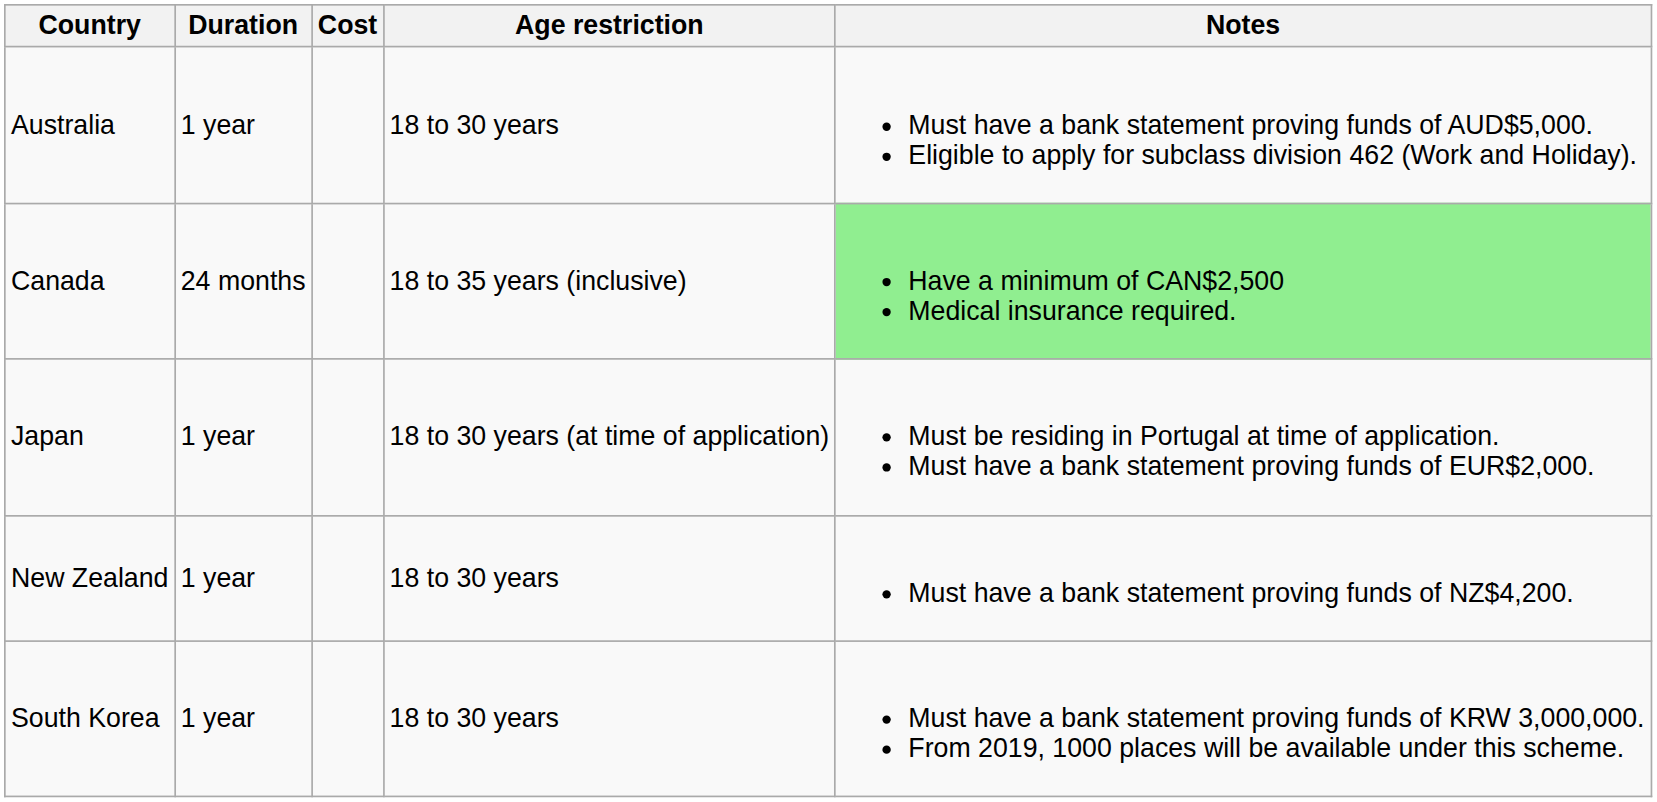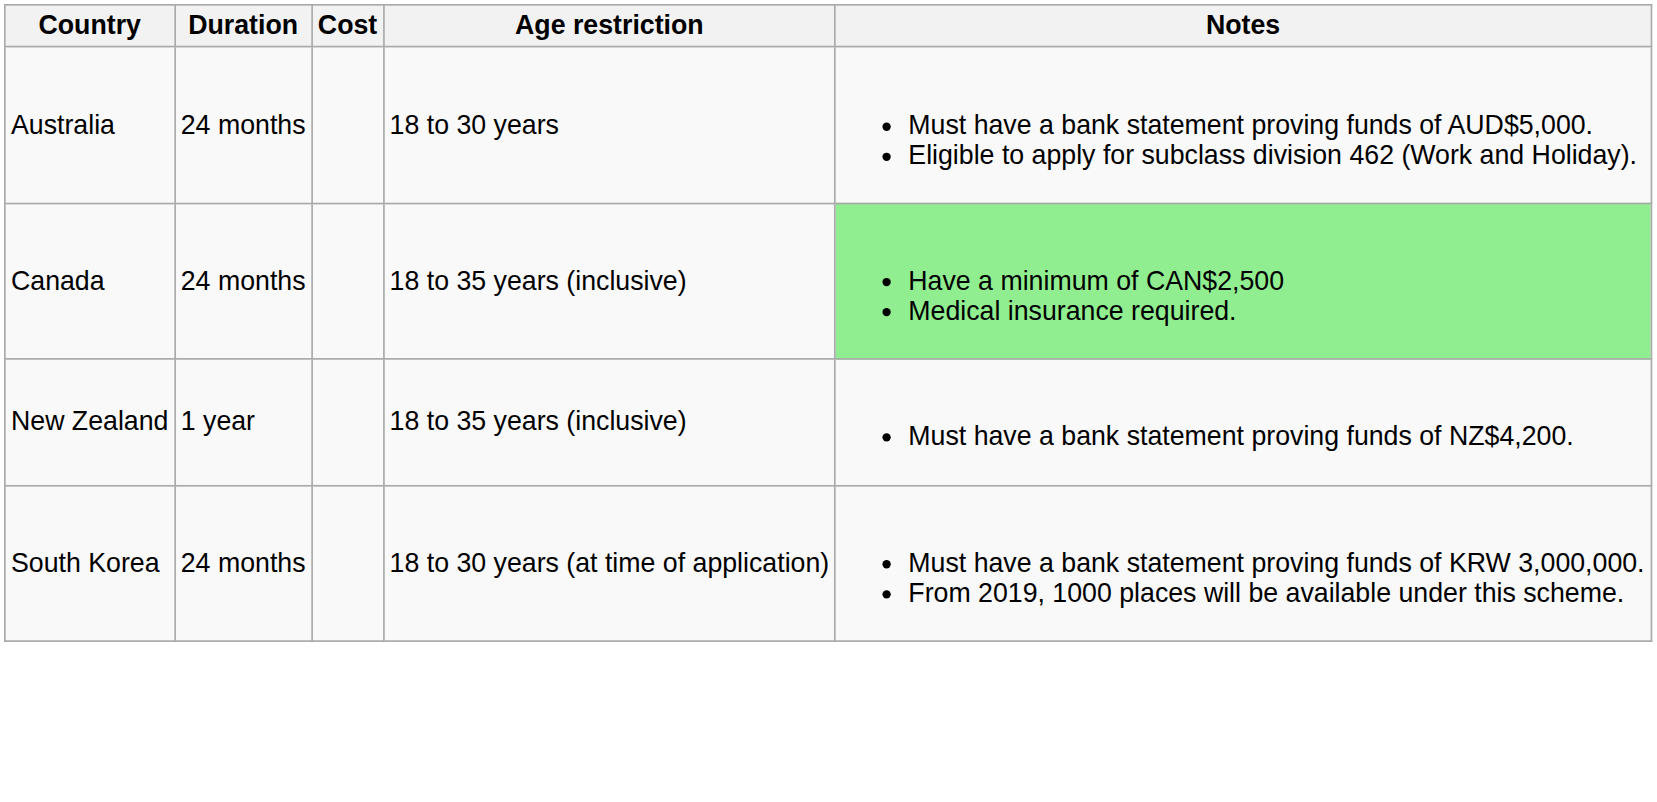(218, 124) 1 year -> (243, 124) 24 months
- row: (47, 436)
(474, 577) 18 to 30 years -> (538, 421) 18 to 35 years (inclusive)
(218, 718) 1 year -> (243, 562) 24 months
(474, 718) 18 to 30 years -> (609, 562) 18 to 30 years (at time of application)
